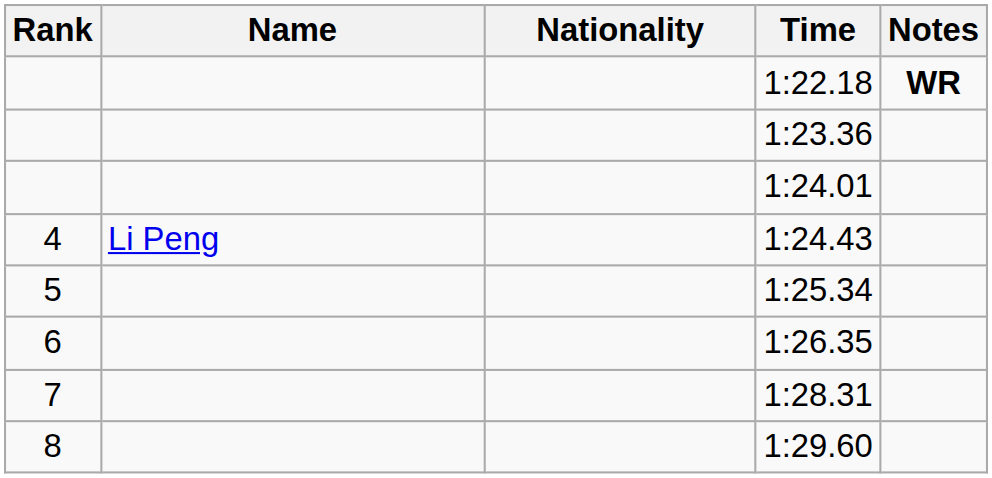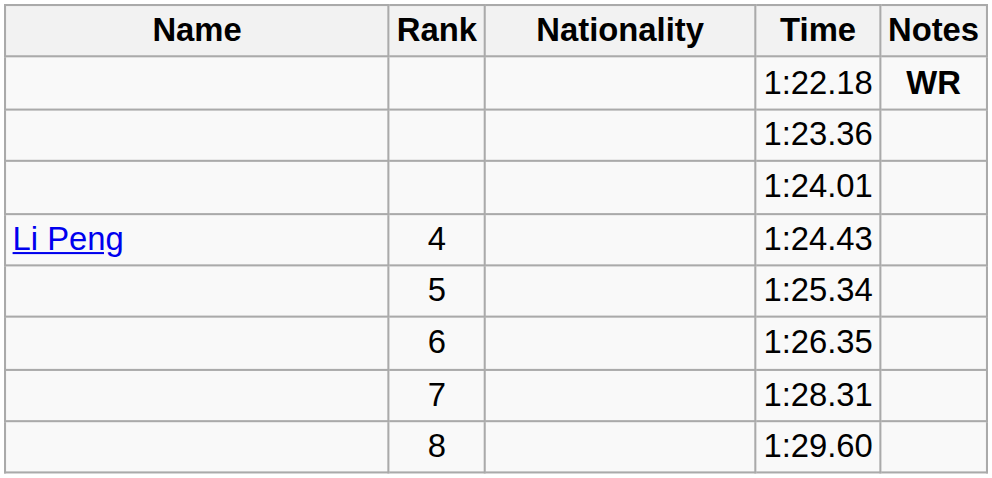columns swapped: (53, 30) <-> (292, 30)
